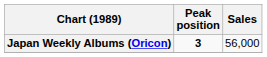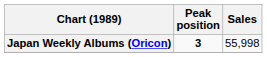(242, 43) 56,000 -> (242, 43) 55,998
